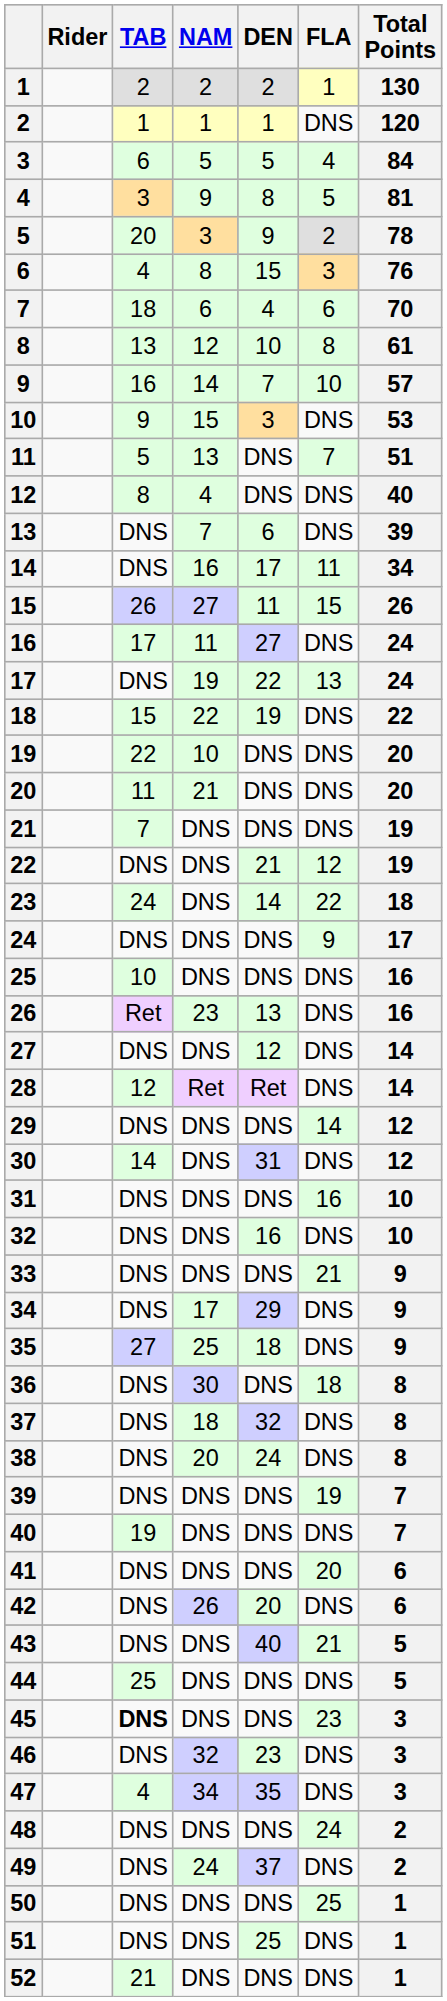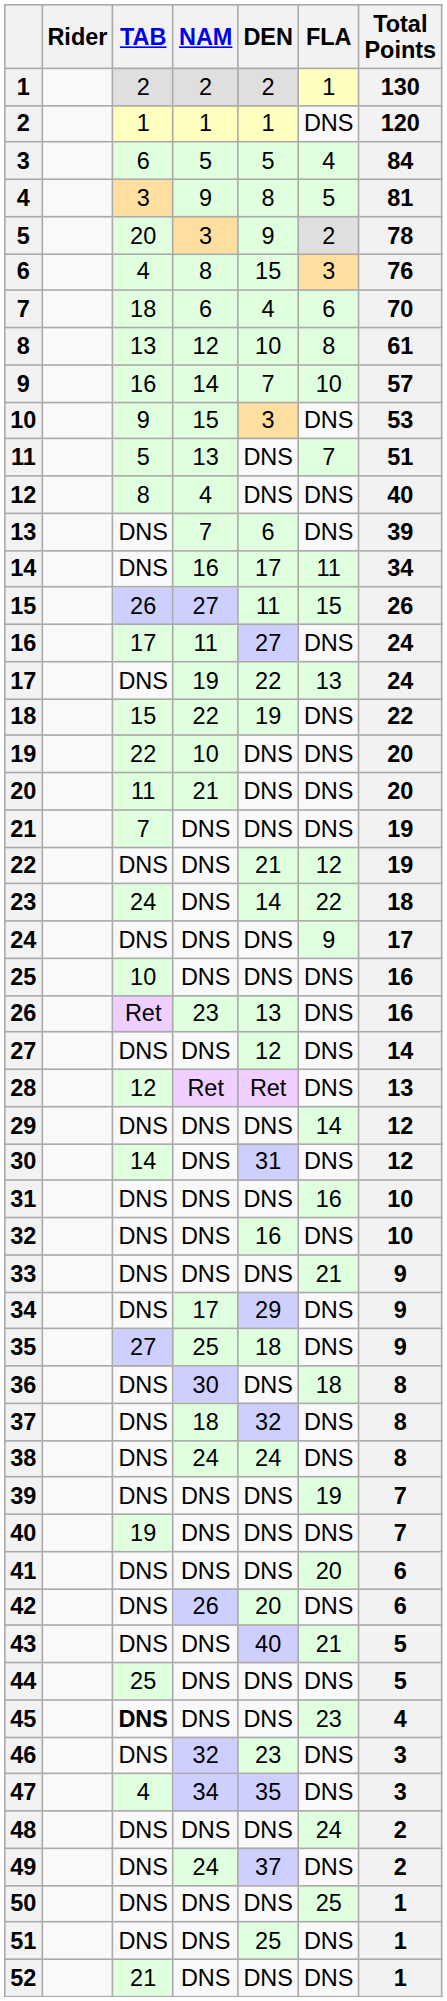(400, 1088) 14 -> (400, 1088) 13
(206, 1459) 20 -> (206, 1459) 24
(400, 1719) 3 -> (400, 1719) 4
